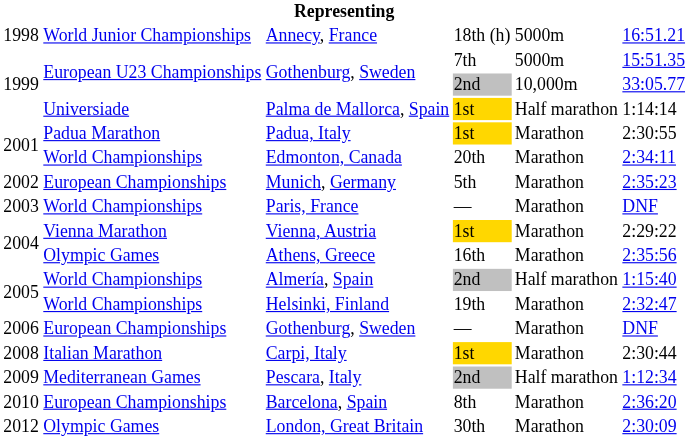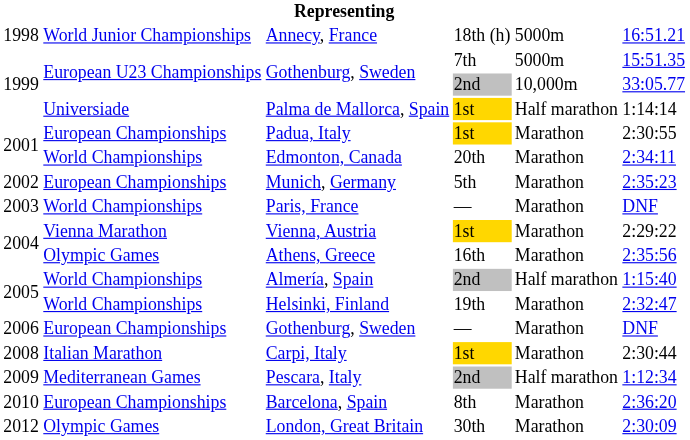(102, 133) Padua Marathon -> (135, 133) European Championships
